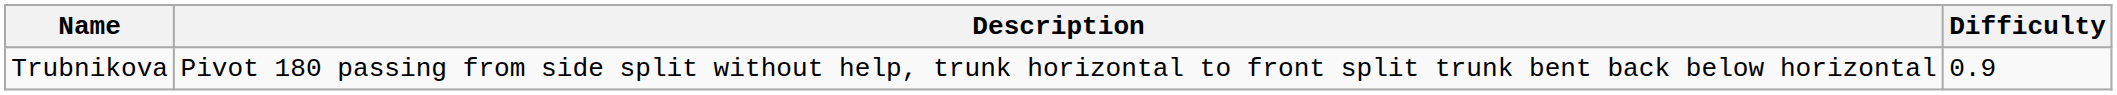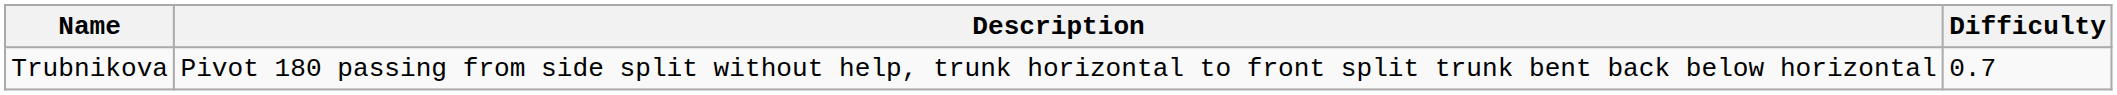(1973, 69) 0.9 -> (1973, 69) 0.7
